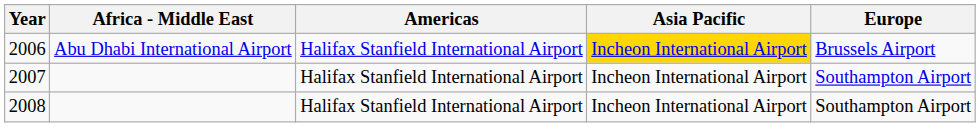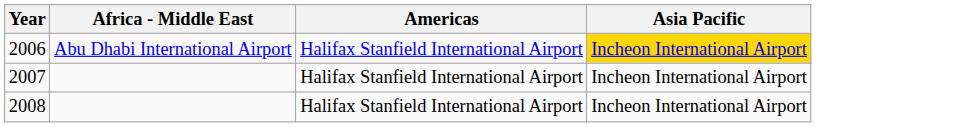- column: (893, 19)
